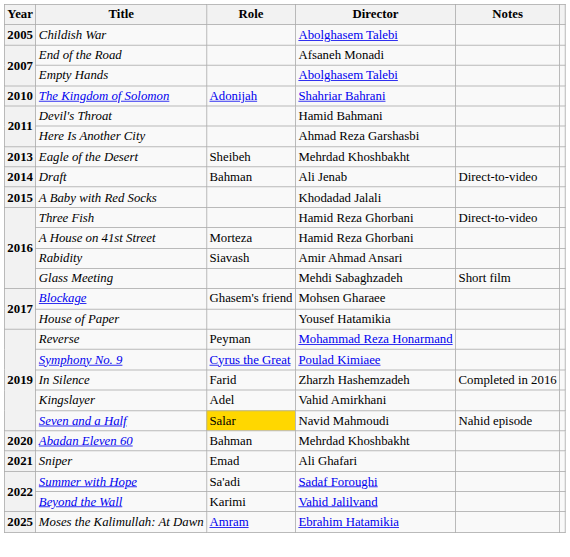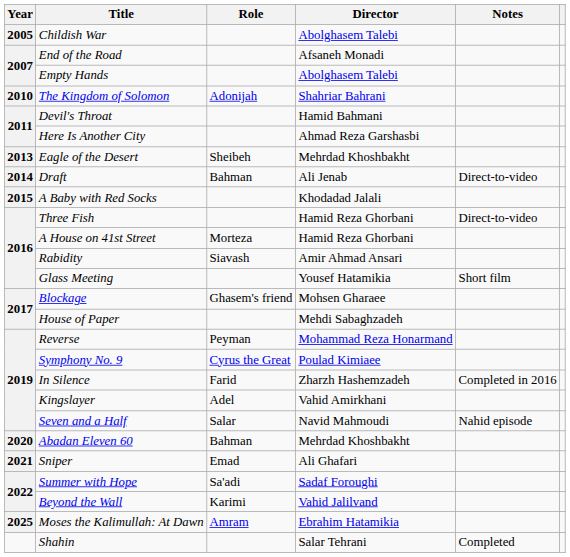(350, 278) Mehdi Sabaghzadeh -> (344, 278) Yousef Hatamikia
(344, 319) Yousef Hatamikia -> (350, 319) Mehdi Sabaghzadeh
(223, 420) gold background -> (223, 420) no background
+ row: (57, 542)
